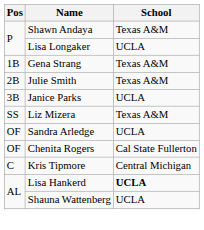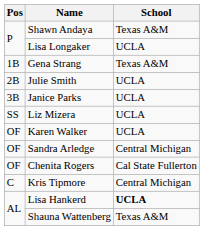(142, 81) Texas A&M -> (130, 81) UCLA
(142, 115) Texas A&M -> (130, 115) UCLA
+ row: (58, 132)
(130, 132) UCLA -> (153, 149) Central Michigan
(130, 200) UCLA -> (142, 217) Texas A&M
